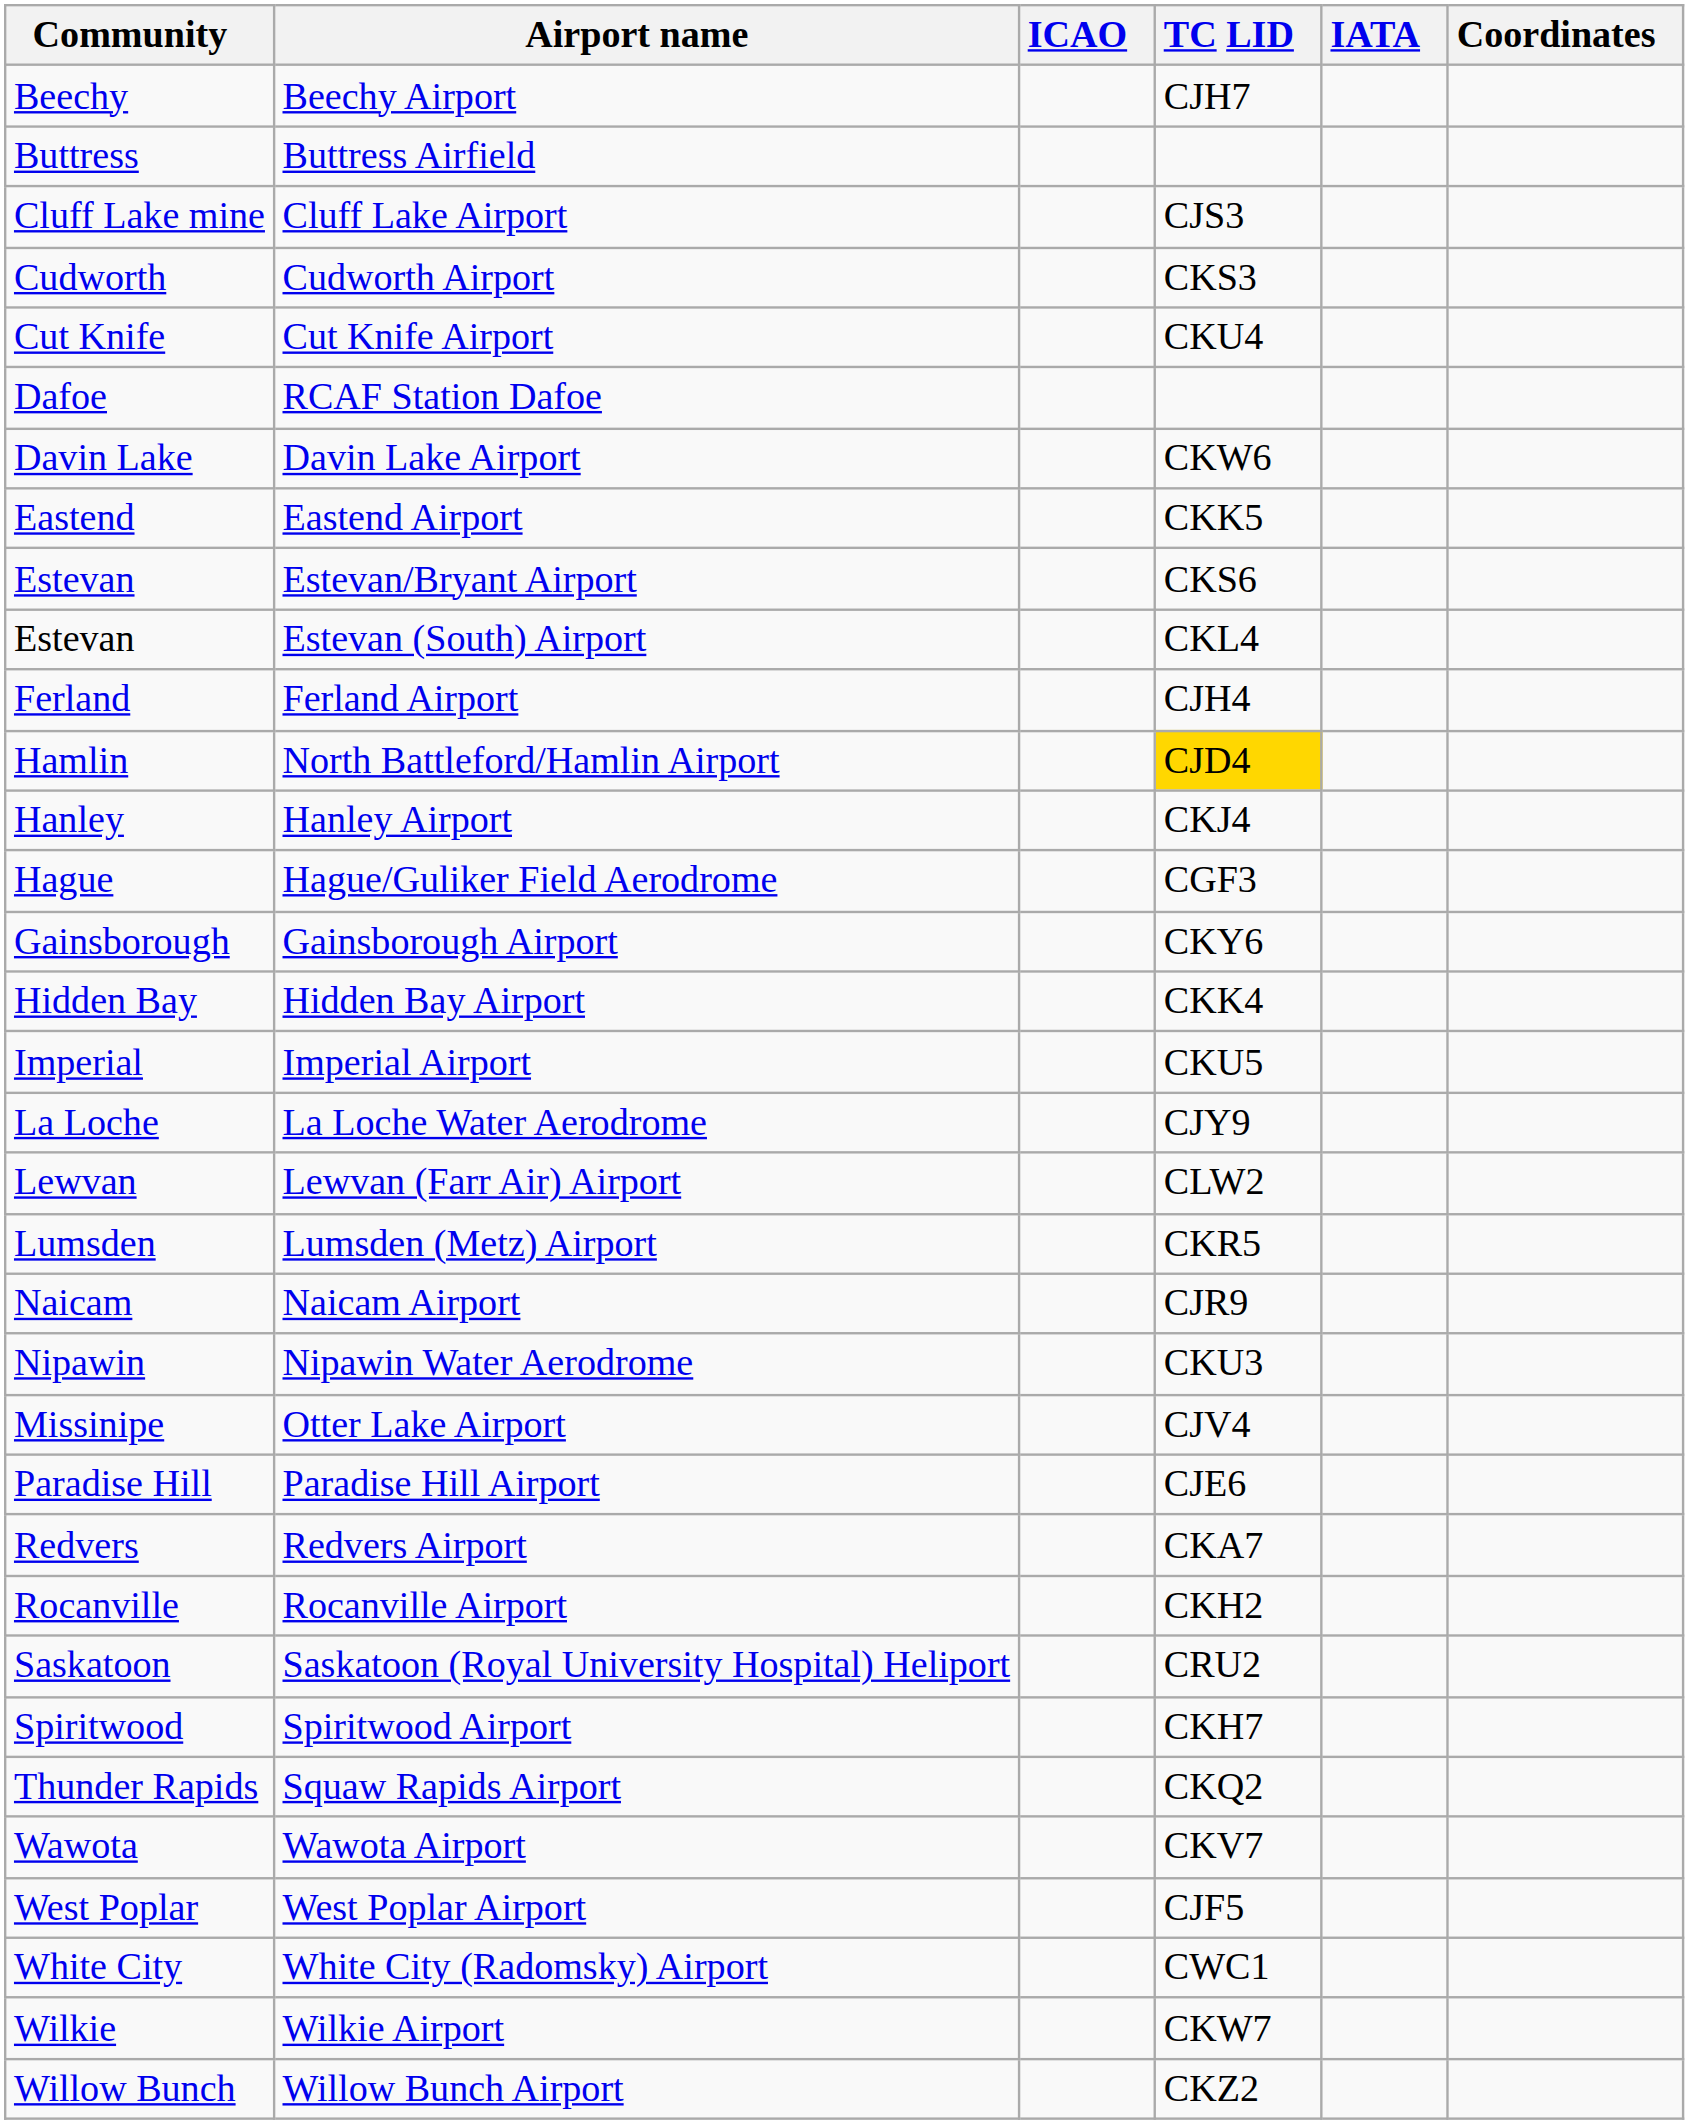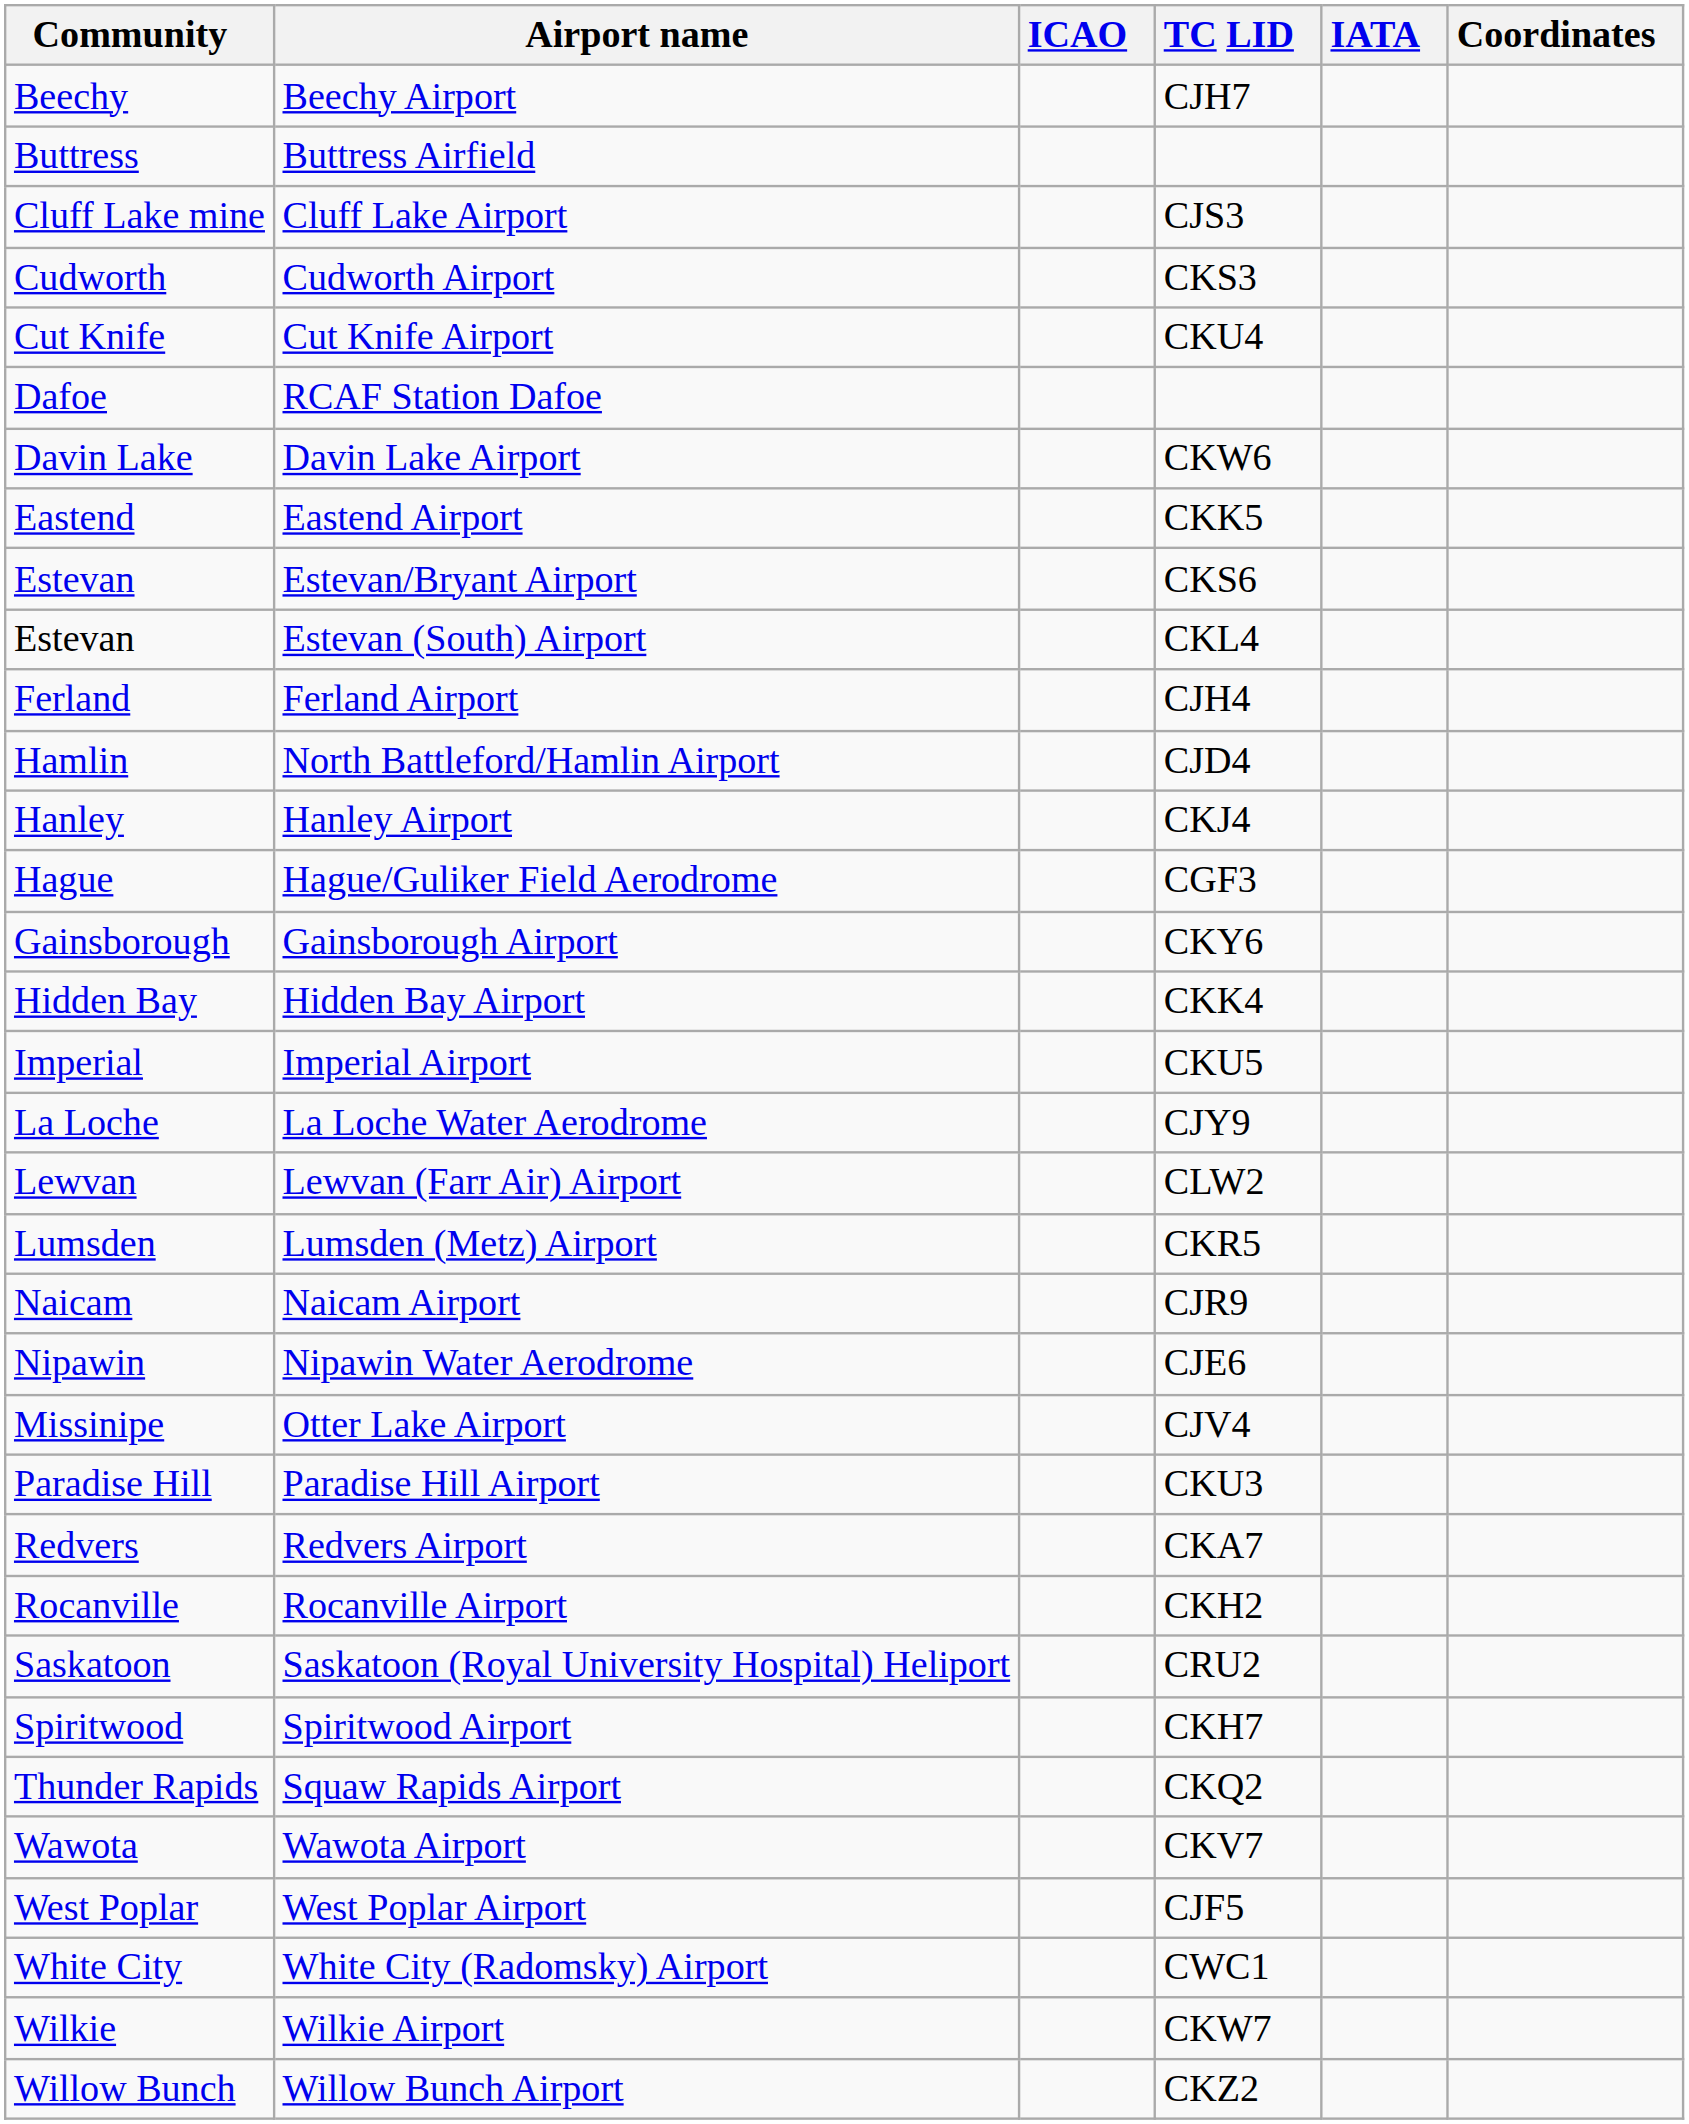(1207, 759) gold background -> (1207, 759) no background
(1213, 1363) CKU3 -> (1205, 1363) CJE6
(1205, 1484) CJE6 -> (1213, 1484) CKU3
